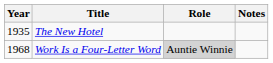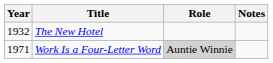(18, 31) 1935 -> (18, 31) 1932
(18, 49) 1968 -> (18, 49) 1971
